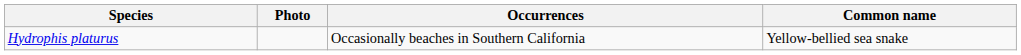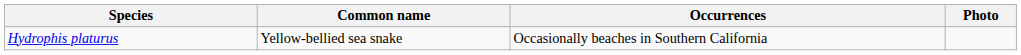columns swapped: (890, 15) <-> (293, 15)
